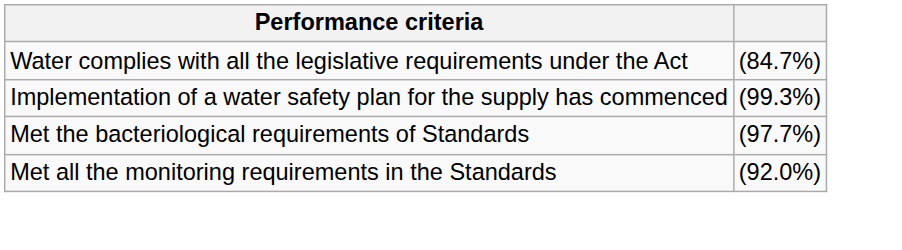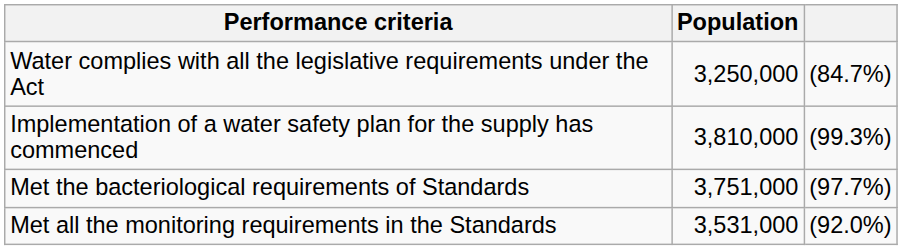+ column: (738, 23)
